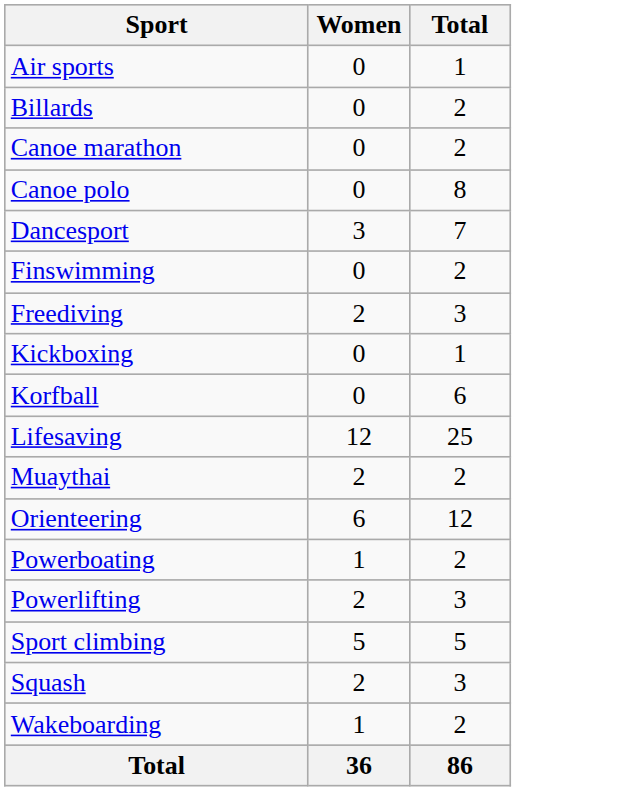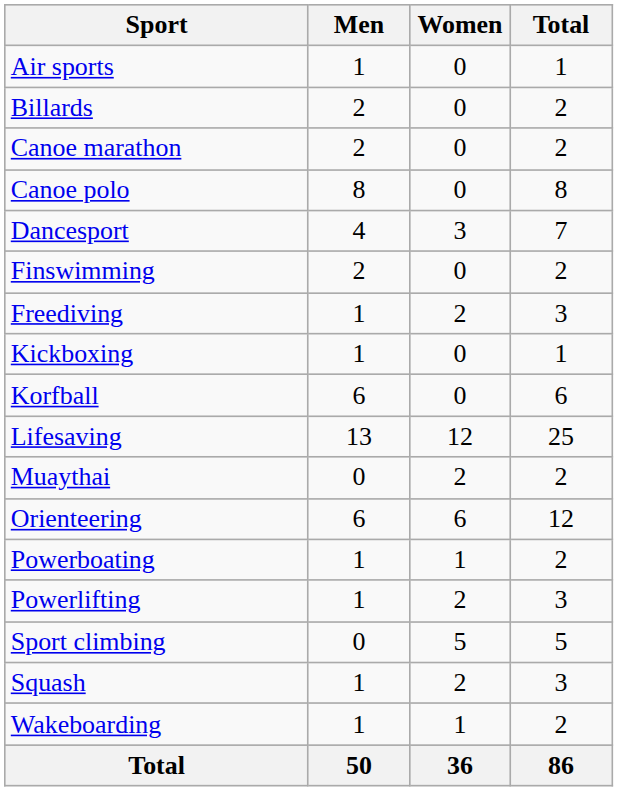+ column: (359, 25)
